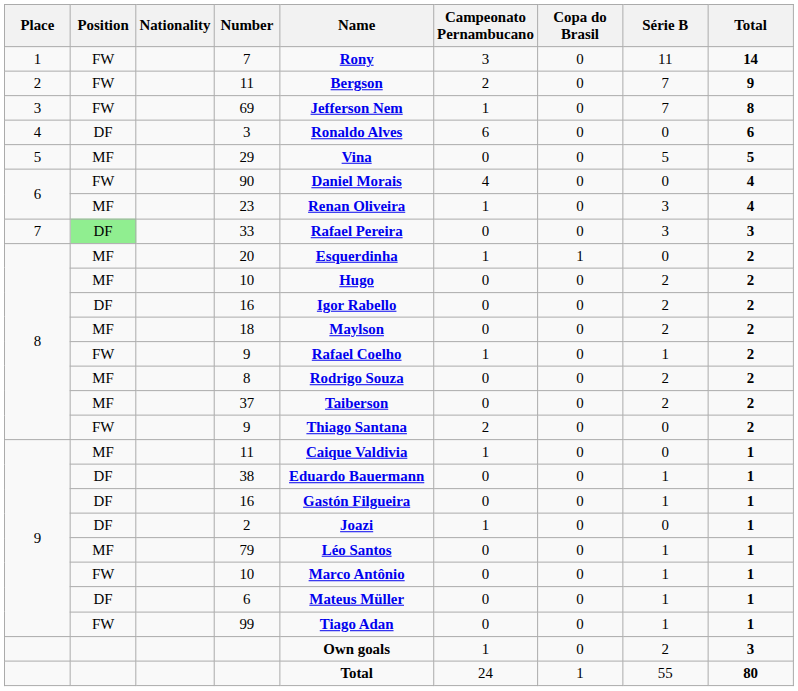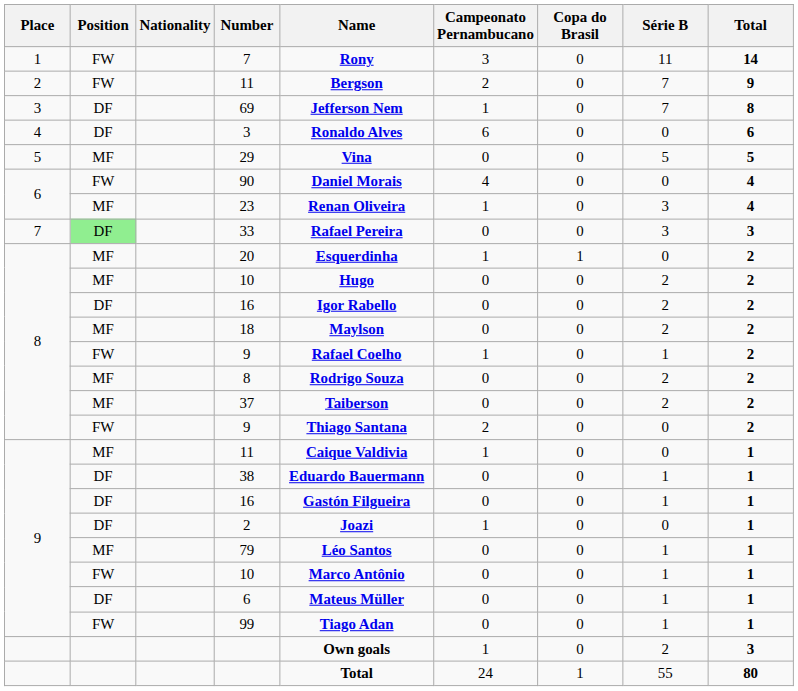(103, 108) FW -> (103, 108) DF
